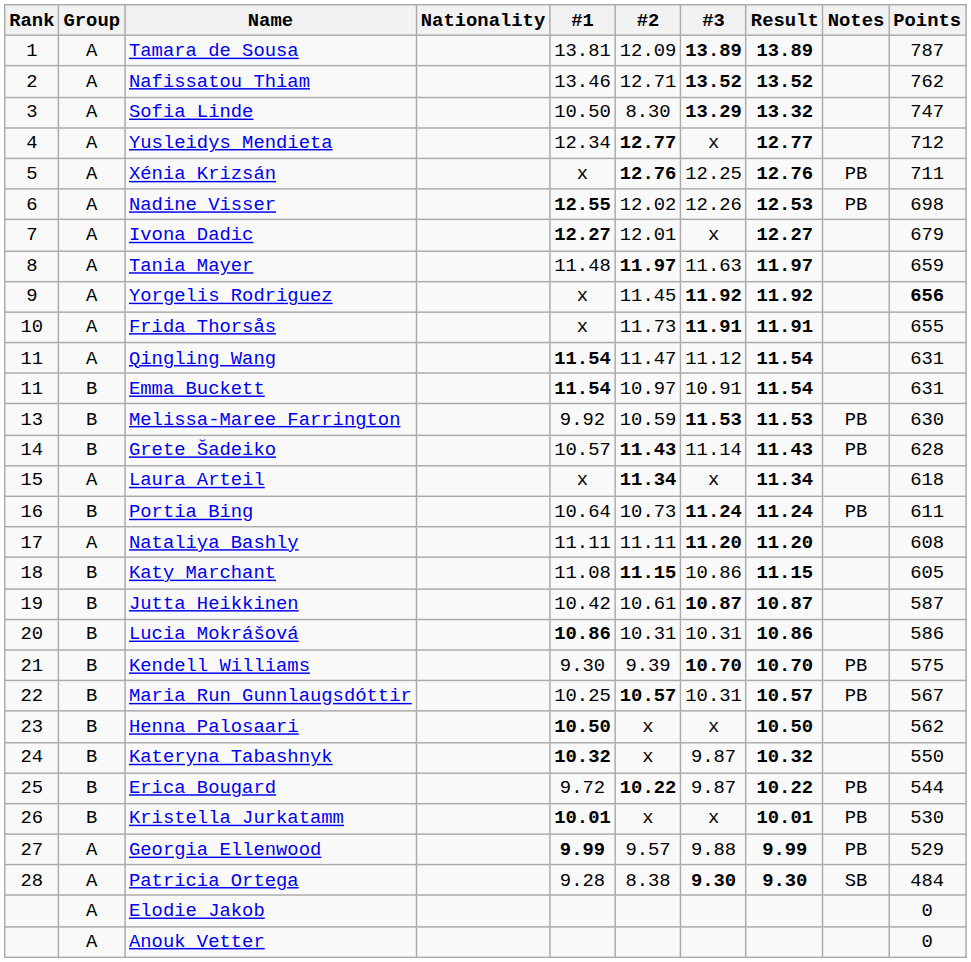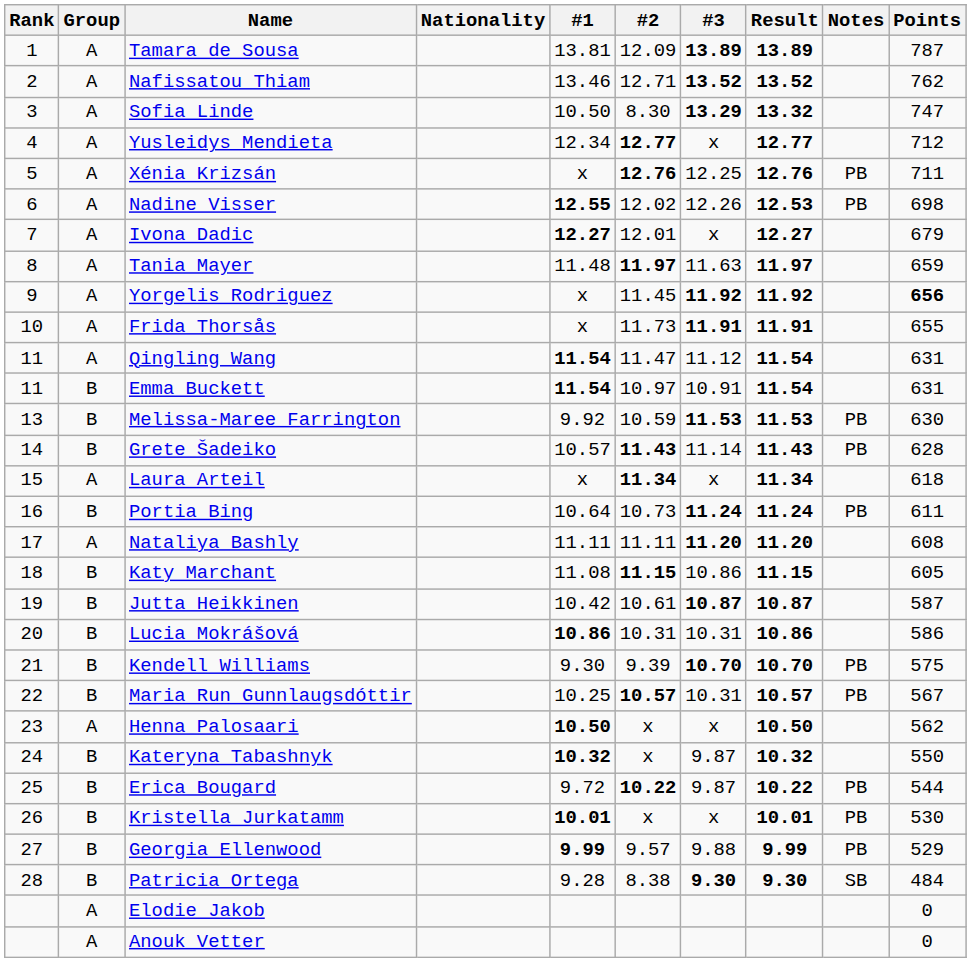(92, 727) B -> (92, 727) A
(92, 850) A -> (92, 850) B
(92, 880) A -> (92, 880) B
